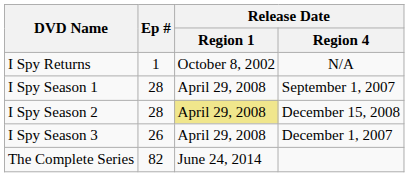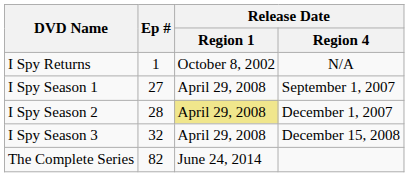(156, 87) 28 -> (156, 87) 27
(341, 111) December 15, 2008 -> (337, 111) December 1, 2007
(156, 135) 26 -> (156, 135) 32
(337, 135) December 1, 2007 -> (341, 135) December 15, 2008
